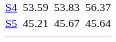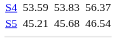(67, 23) 45.67 -> (67, 23) 45.68
(98, 23) 45.64 -> (98, 23) 46.54
